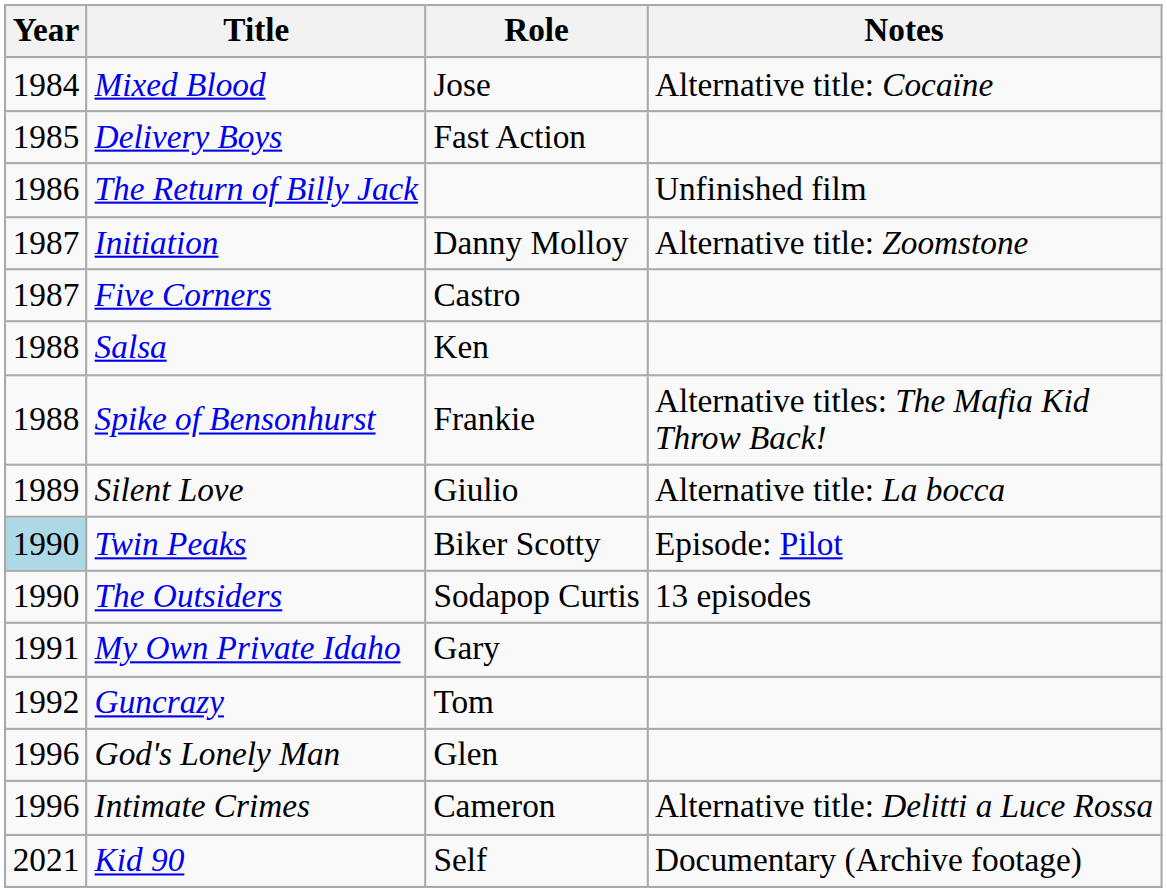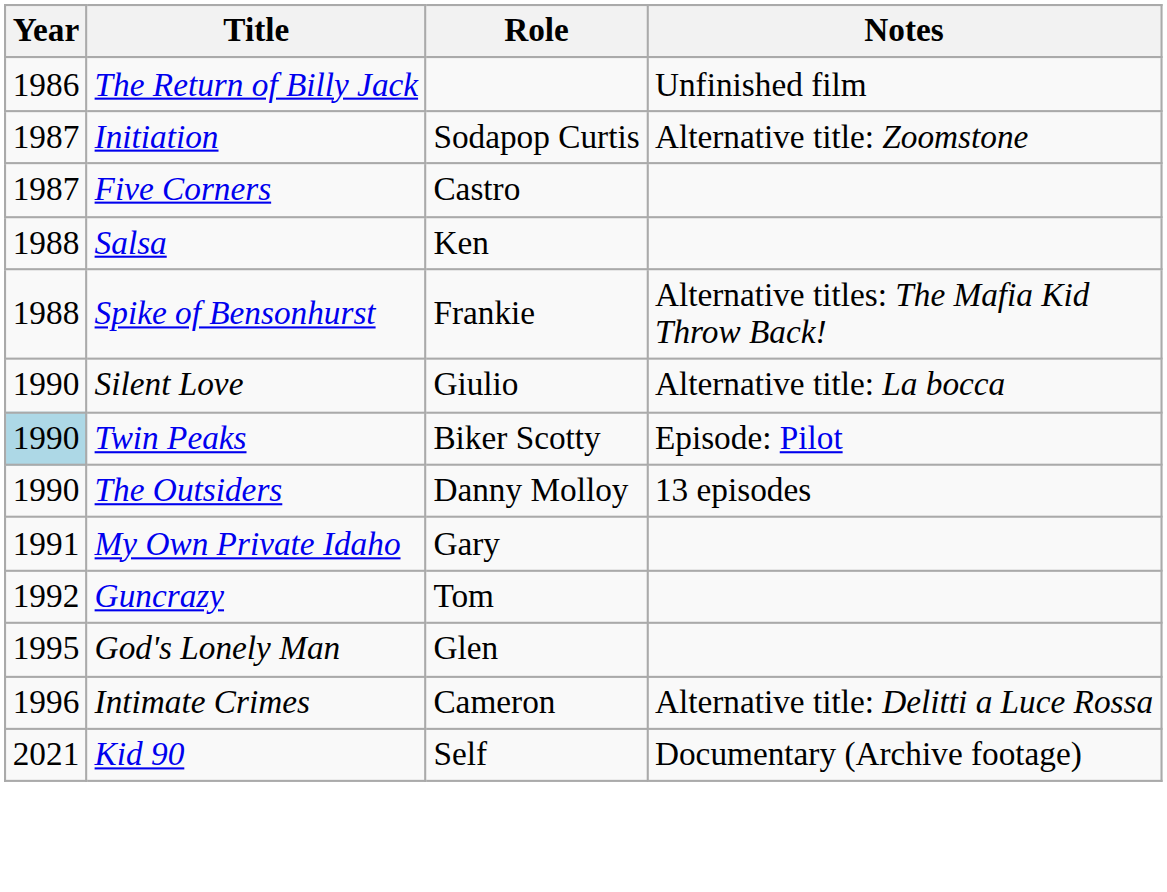- row: (180, 83)
- row: (188, 136)
(531, 242) Danny Molloy -> (537, 136) Sodapop Curtis
(46, 490) 1989 -> (46, 385) 1990
(537, 596) Sodapop Curtis -> (531, 490) Danny Molloy
(46, 754) 1996 -> (46, 648) 1995
